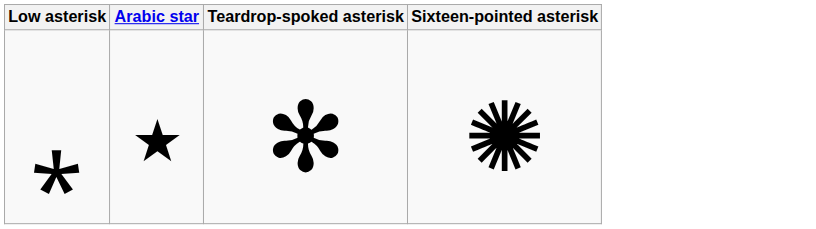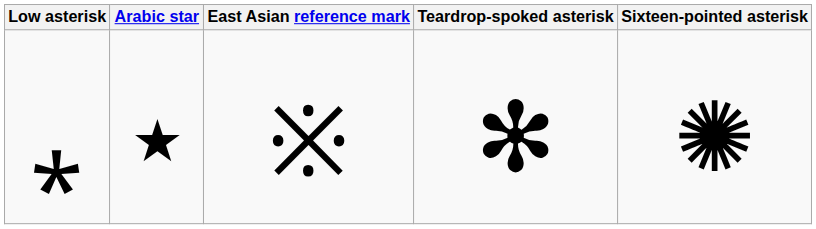+ column: (309, 17)
